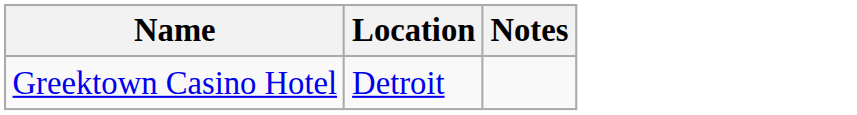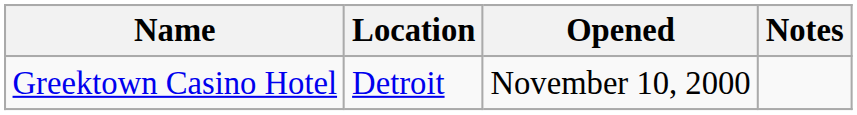+ column: (621, 30)
